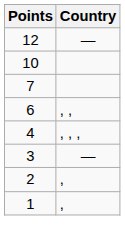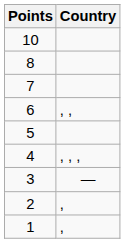- row: (30, 40)
+ row: (30, 63)
+ row: (30, 133)
